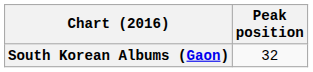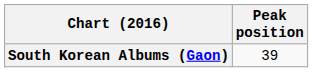(270, 56) 32 -> (270, 56) 39
